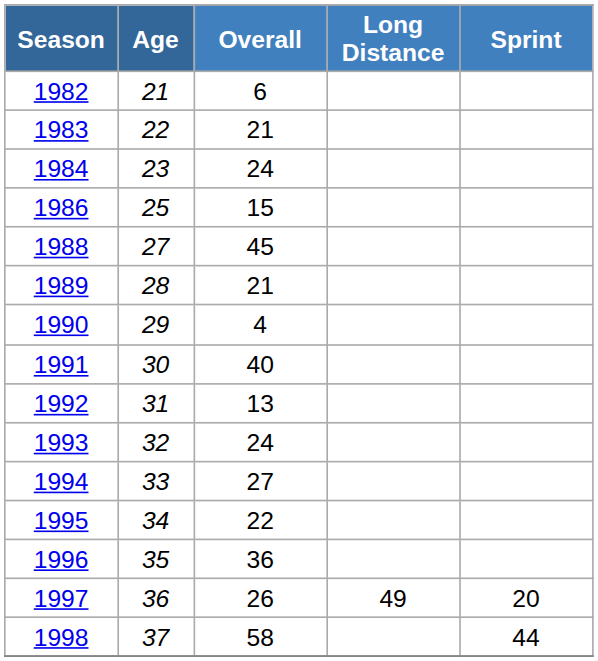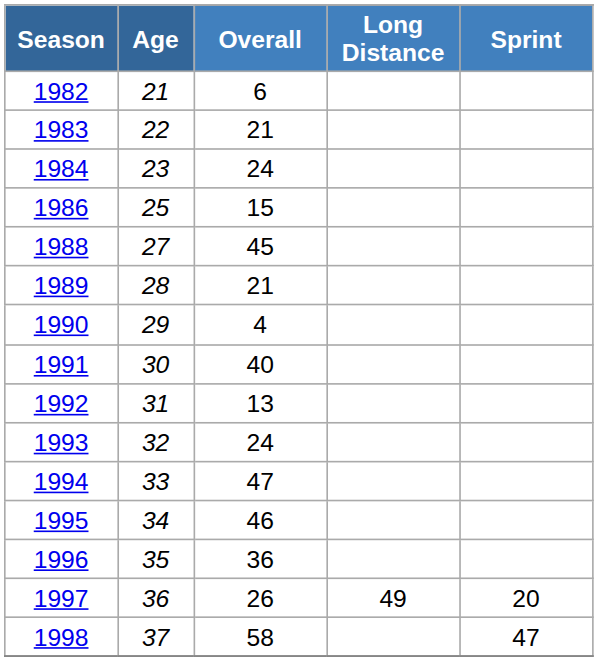(260, 481) 27 -> (260, 481) 47
(260, 520) 22 -> (260, 520) 46
(526, 637) 44 -> (526, 637) 47
